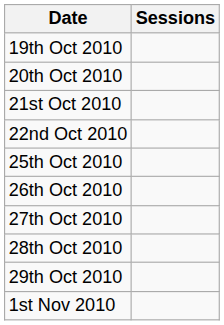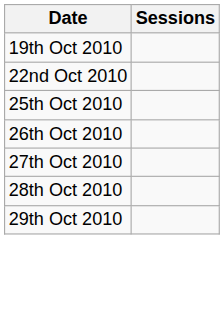- row: (66, 76)
- row: (65, 104)
- row: (62, 305)
